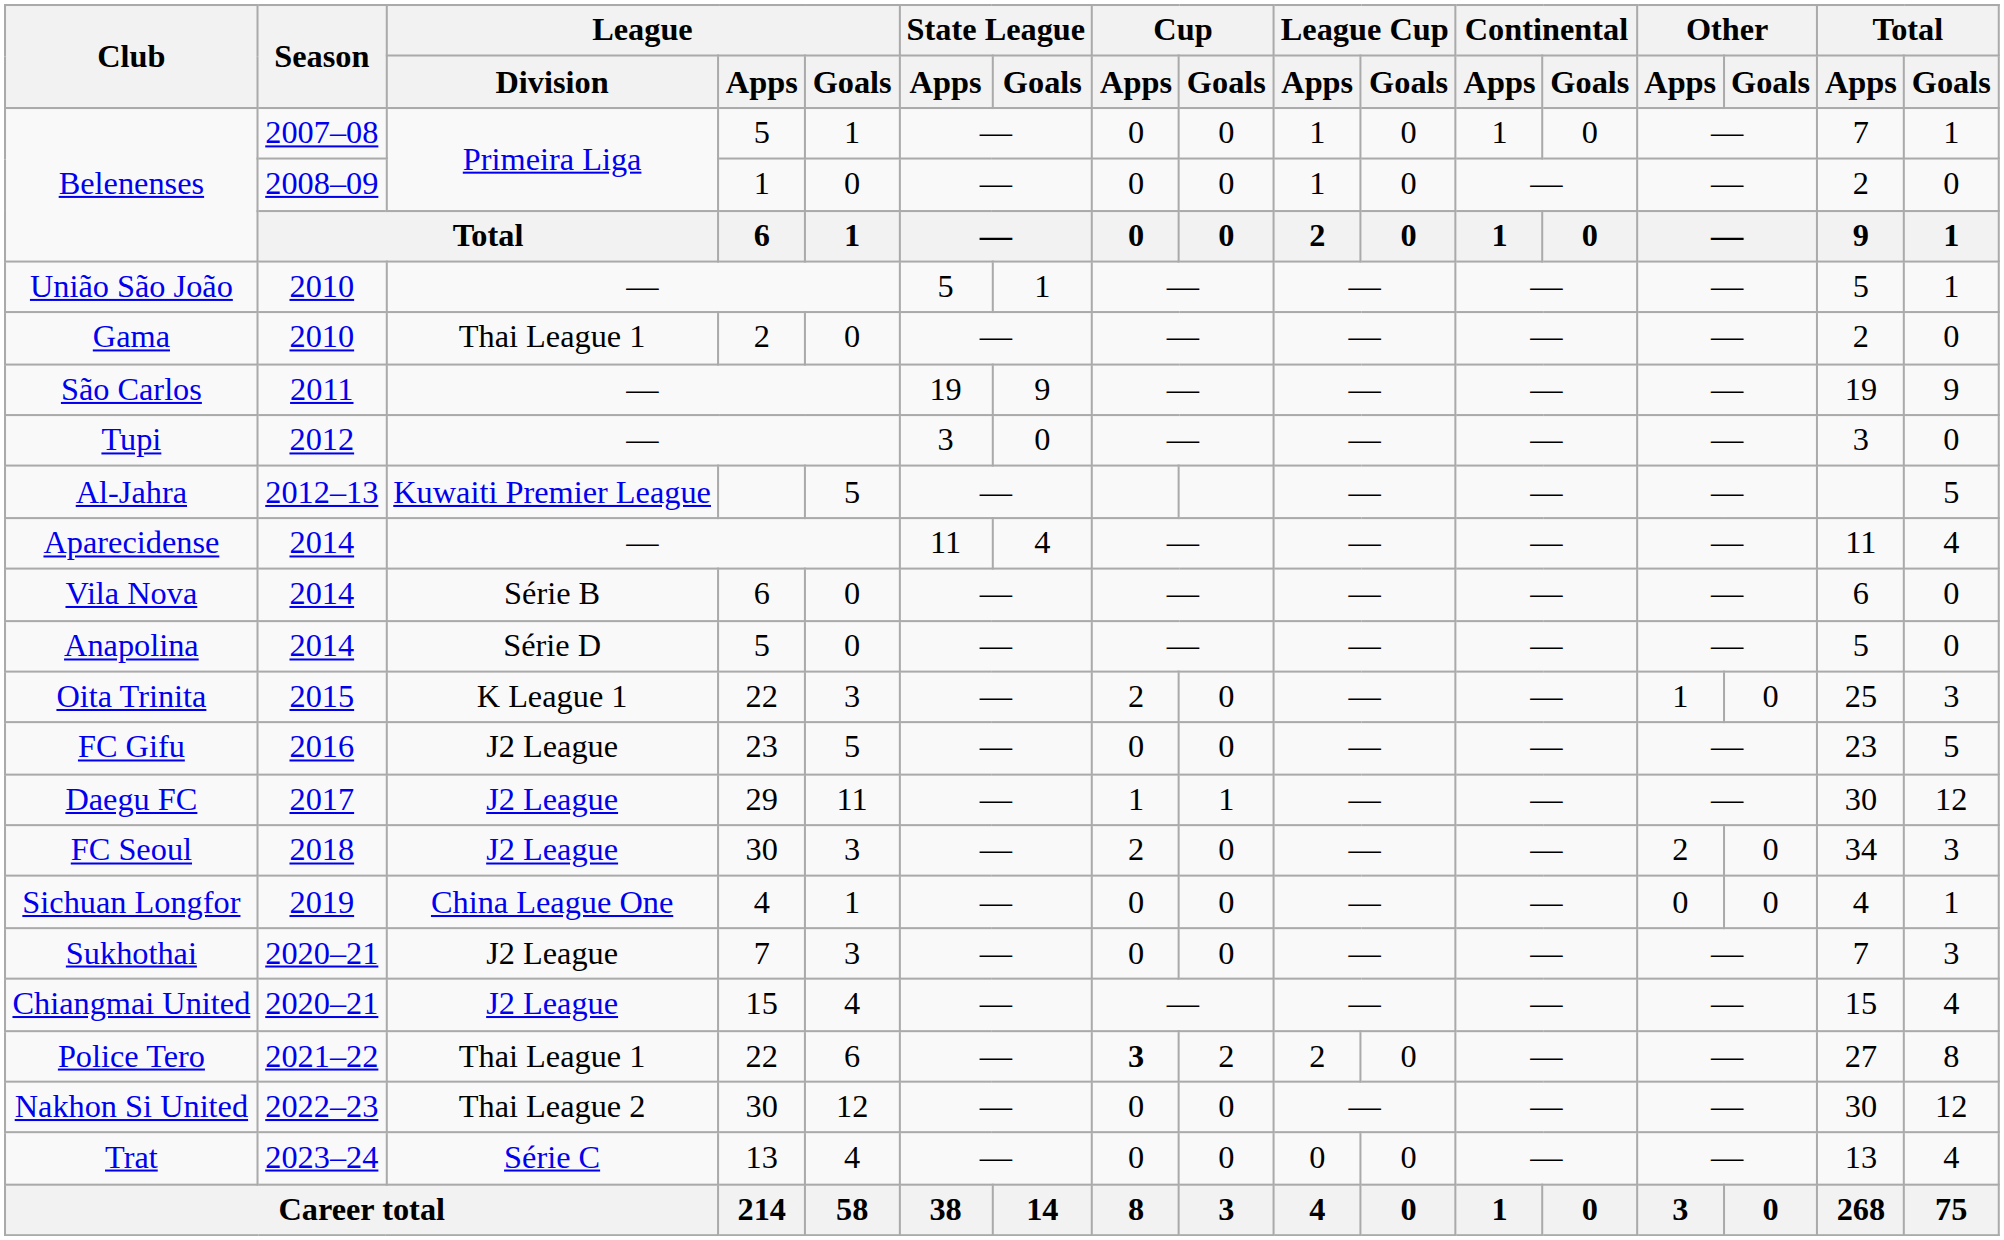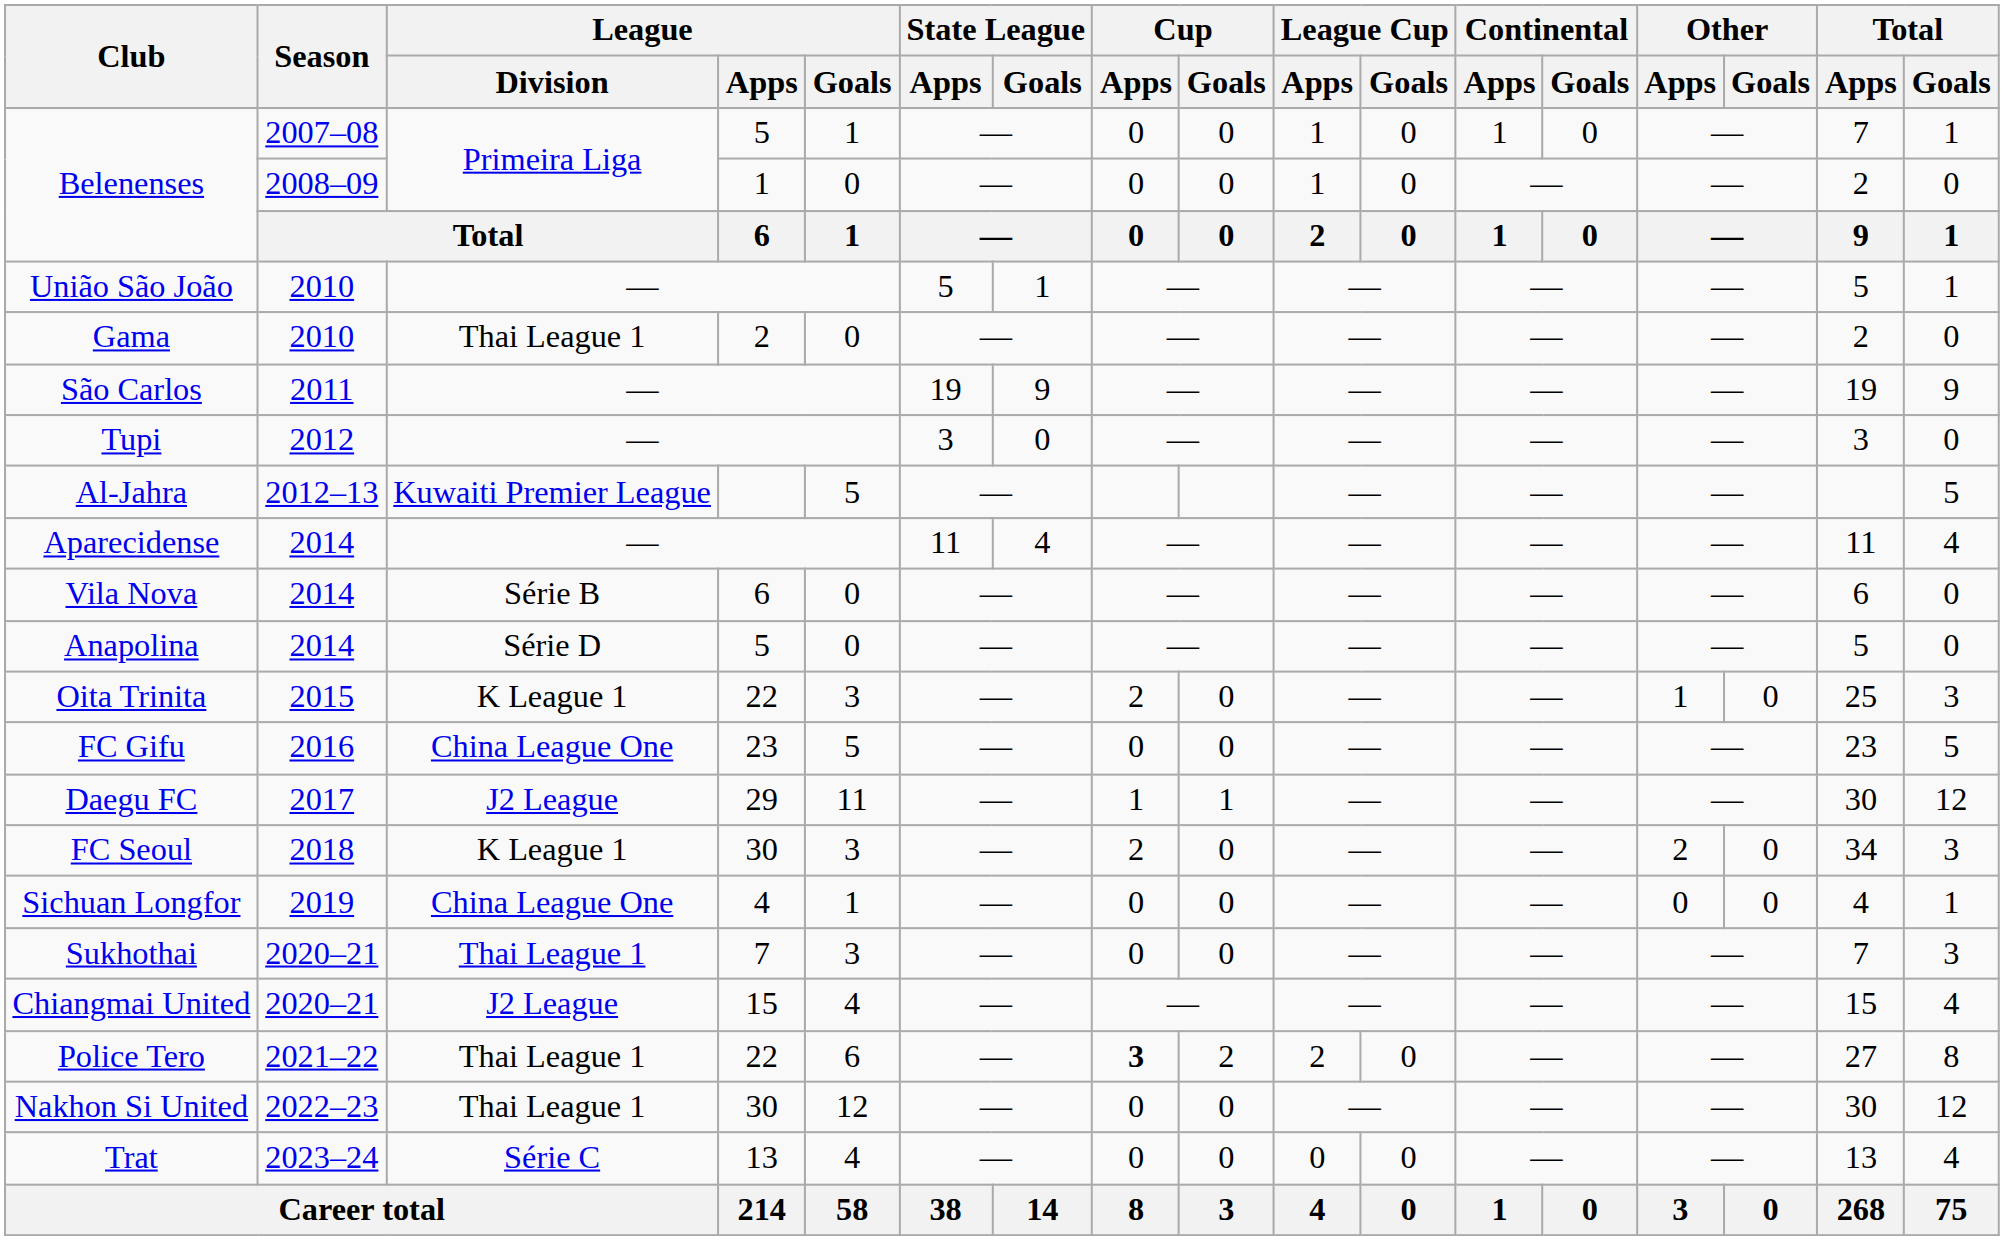(552, 747) J2 League -> (552, 747) China League One
(552, 850) J2 League -> (552, 850) K League 1
(552, 952) J2 League -> (552, 952) Thai League 1
(552, 1106) Thai League 2 -> (552, 1106) Thai League 1
